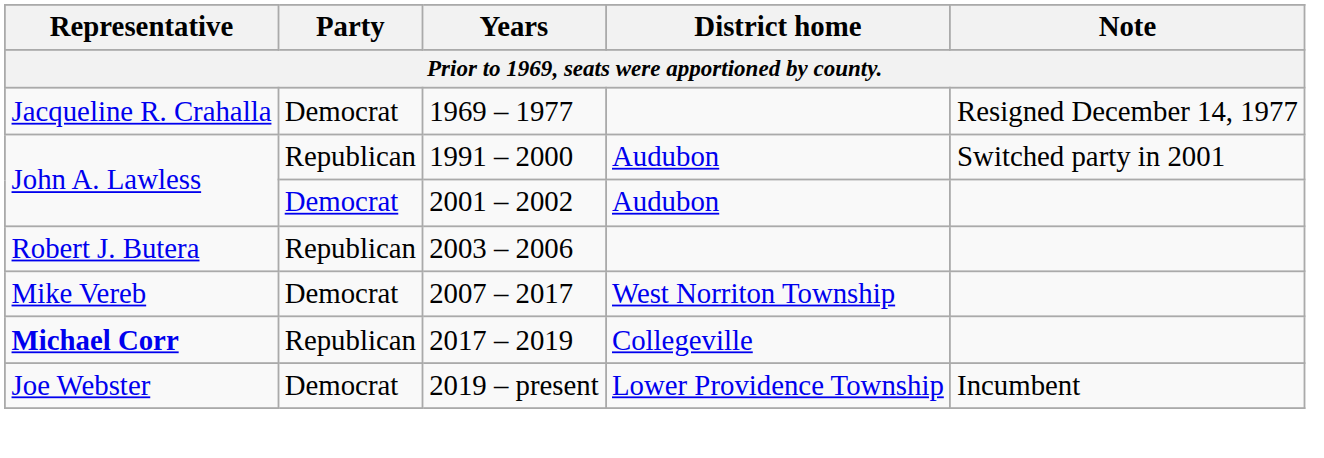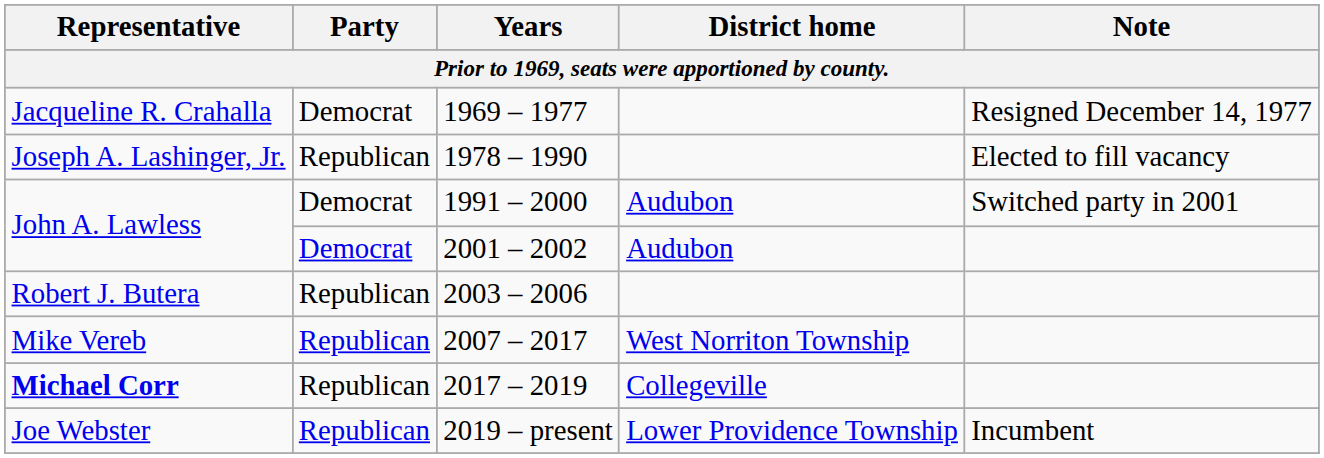+ row: (515, 156)
(350, 156) Republican -> (356, 202) Democrat
(341, 293) Democrat -> (364, 339) Republican
(341, 385) Democrat -> (364, 430) Republican
